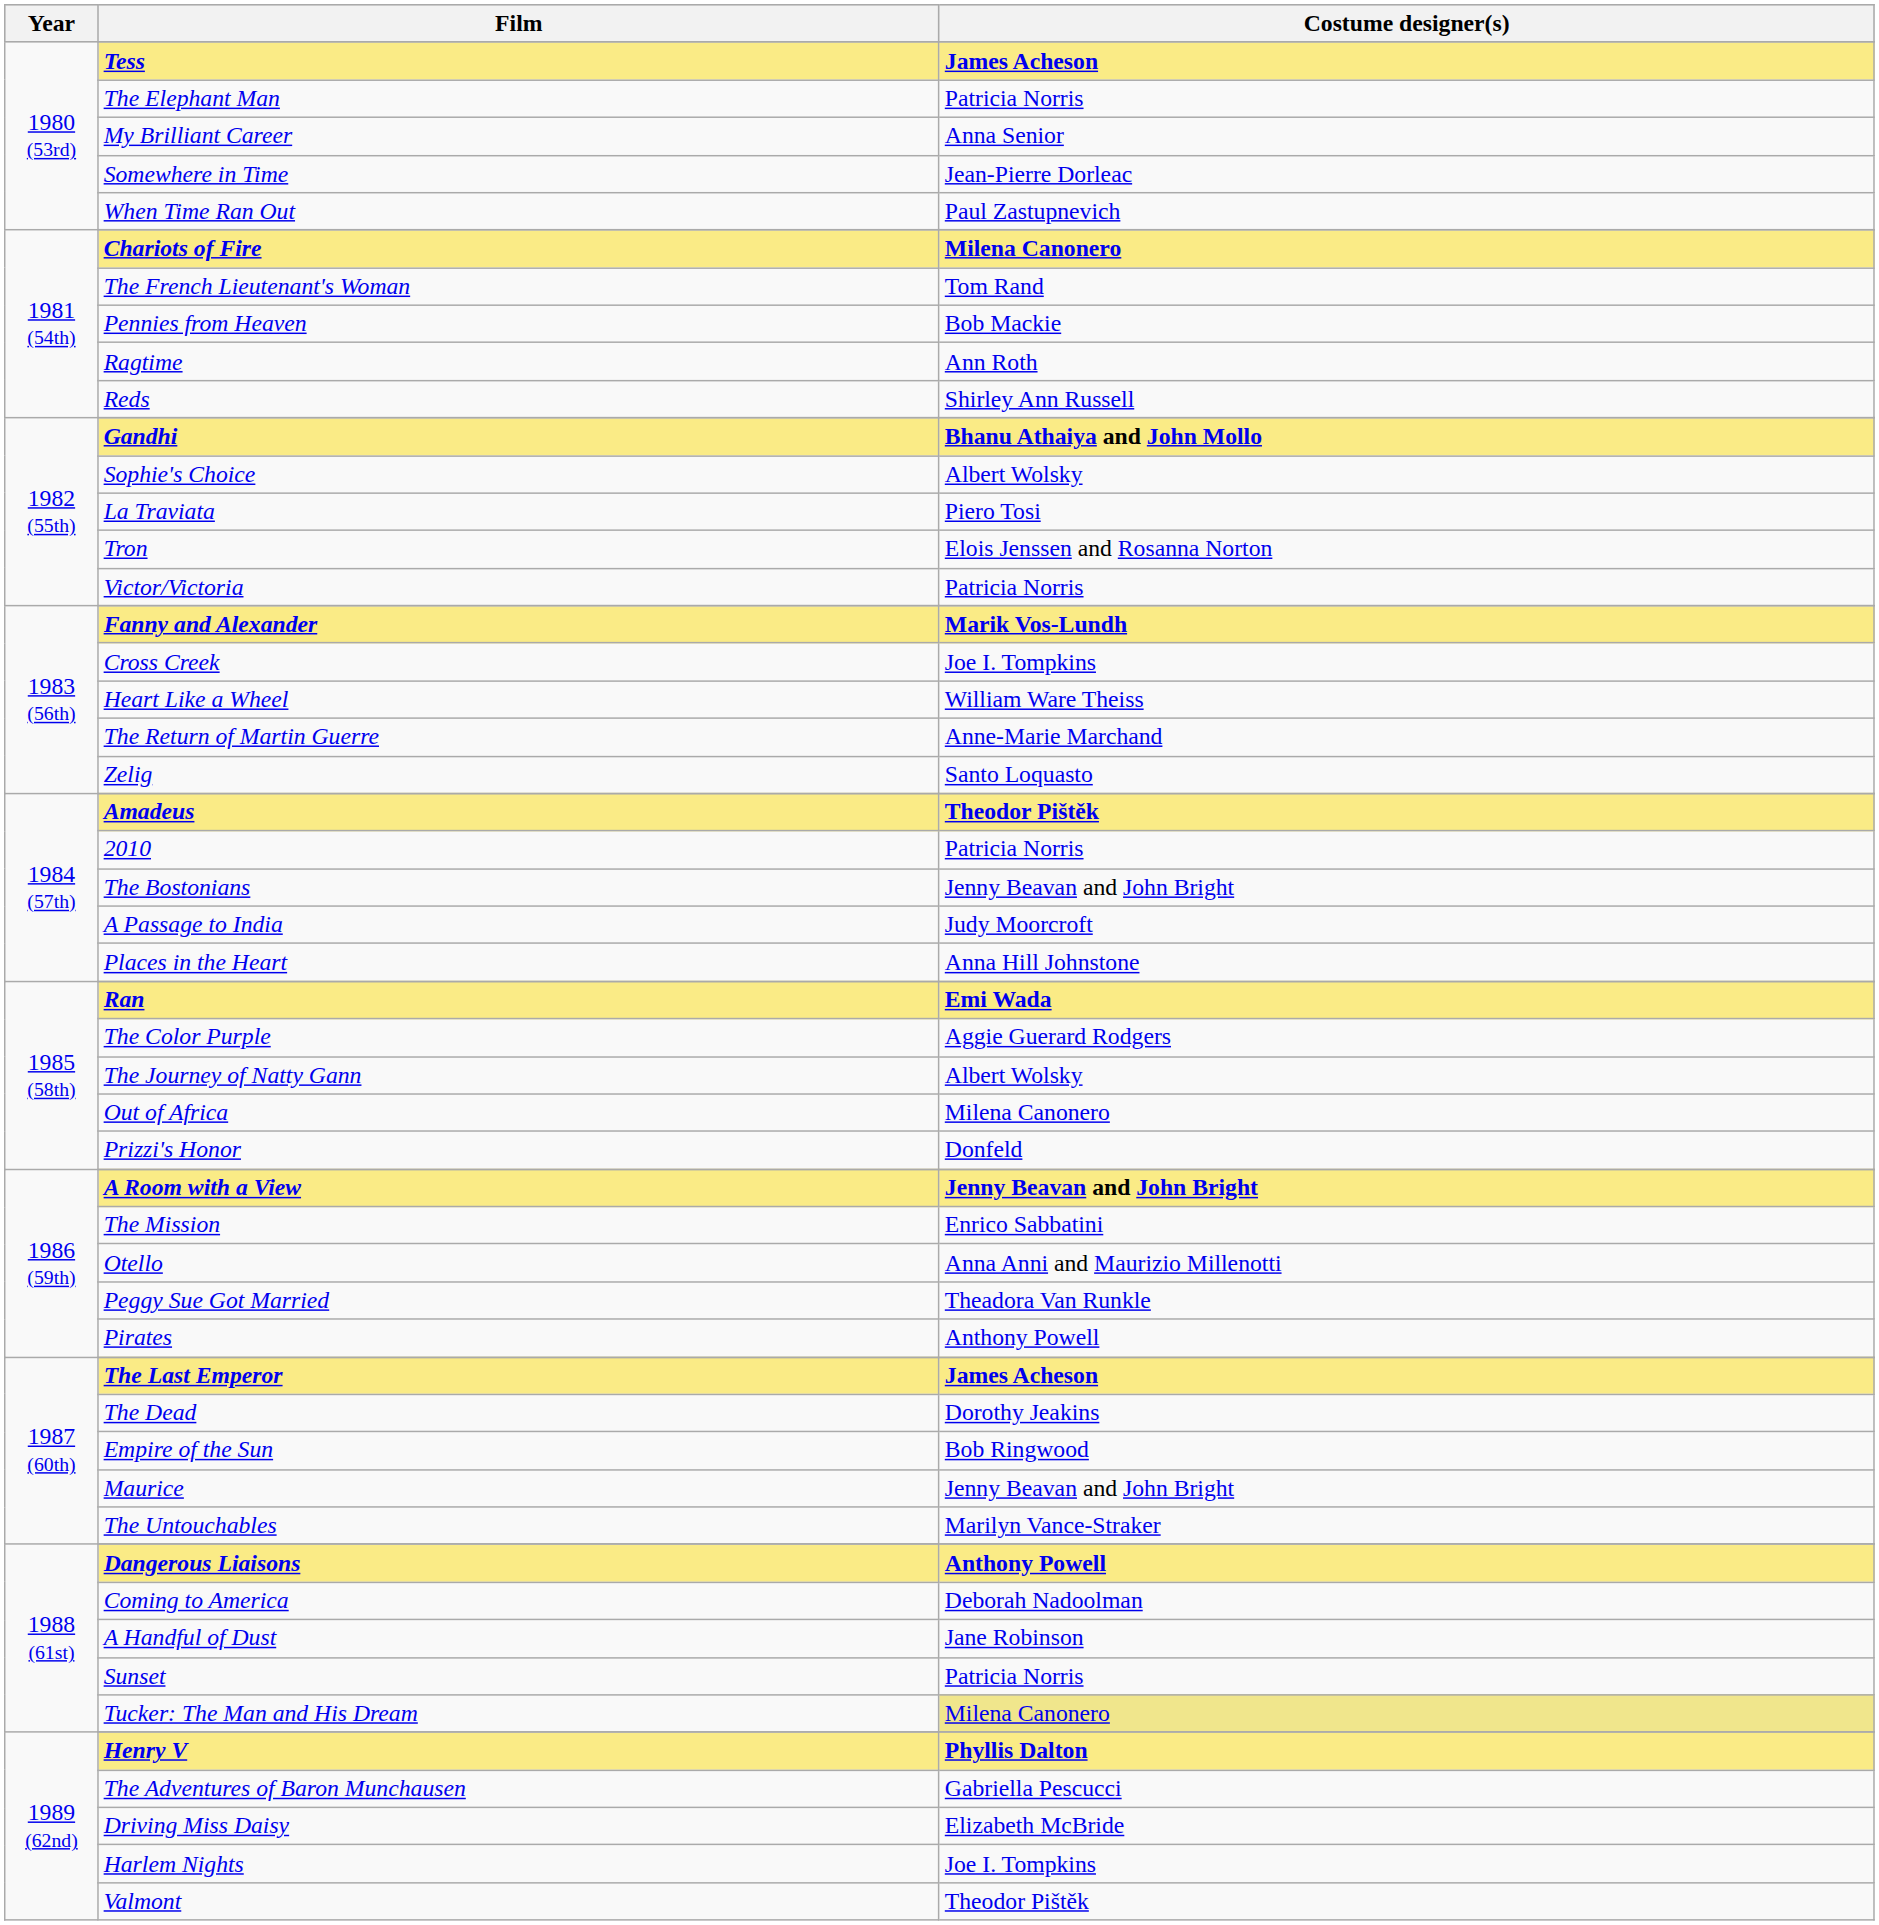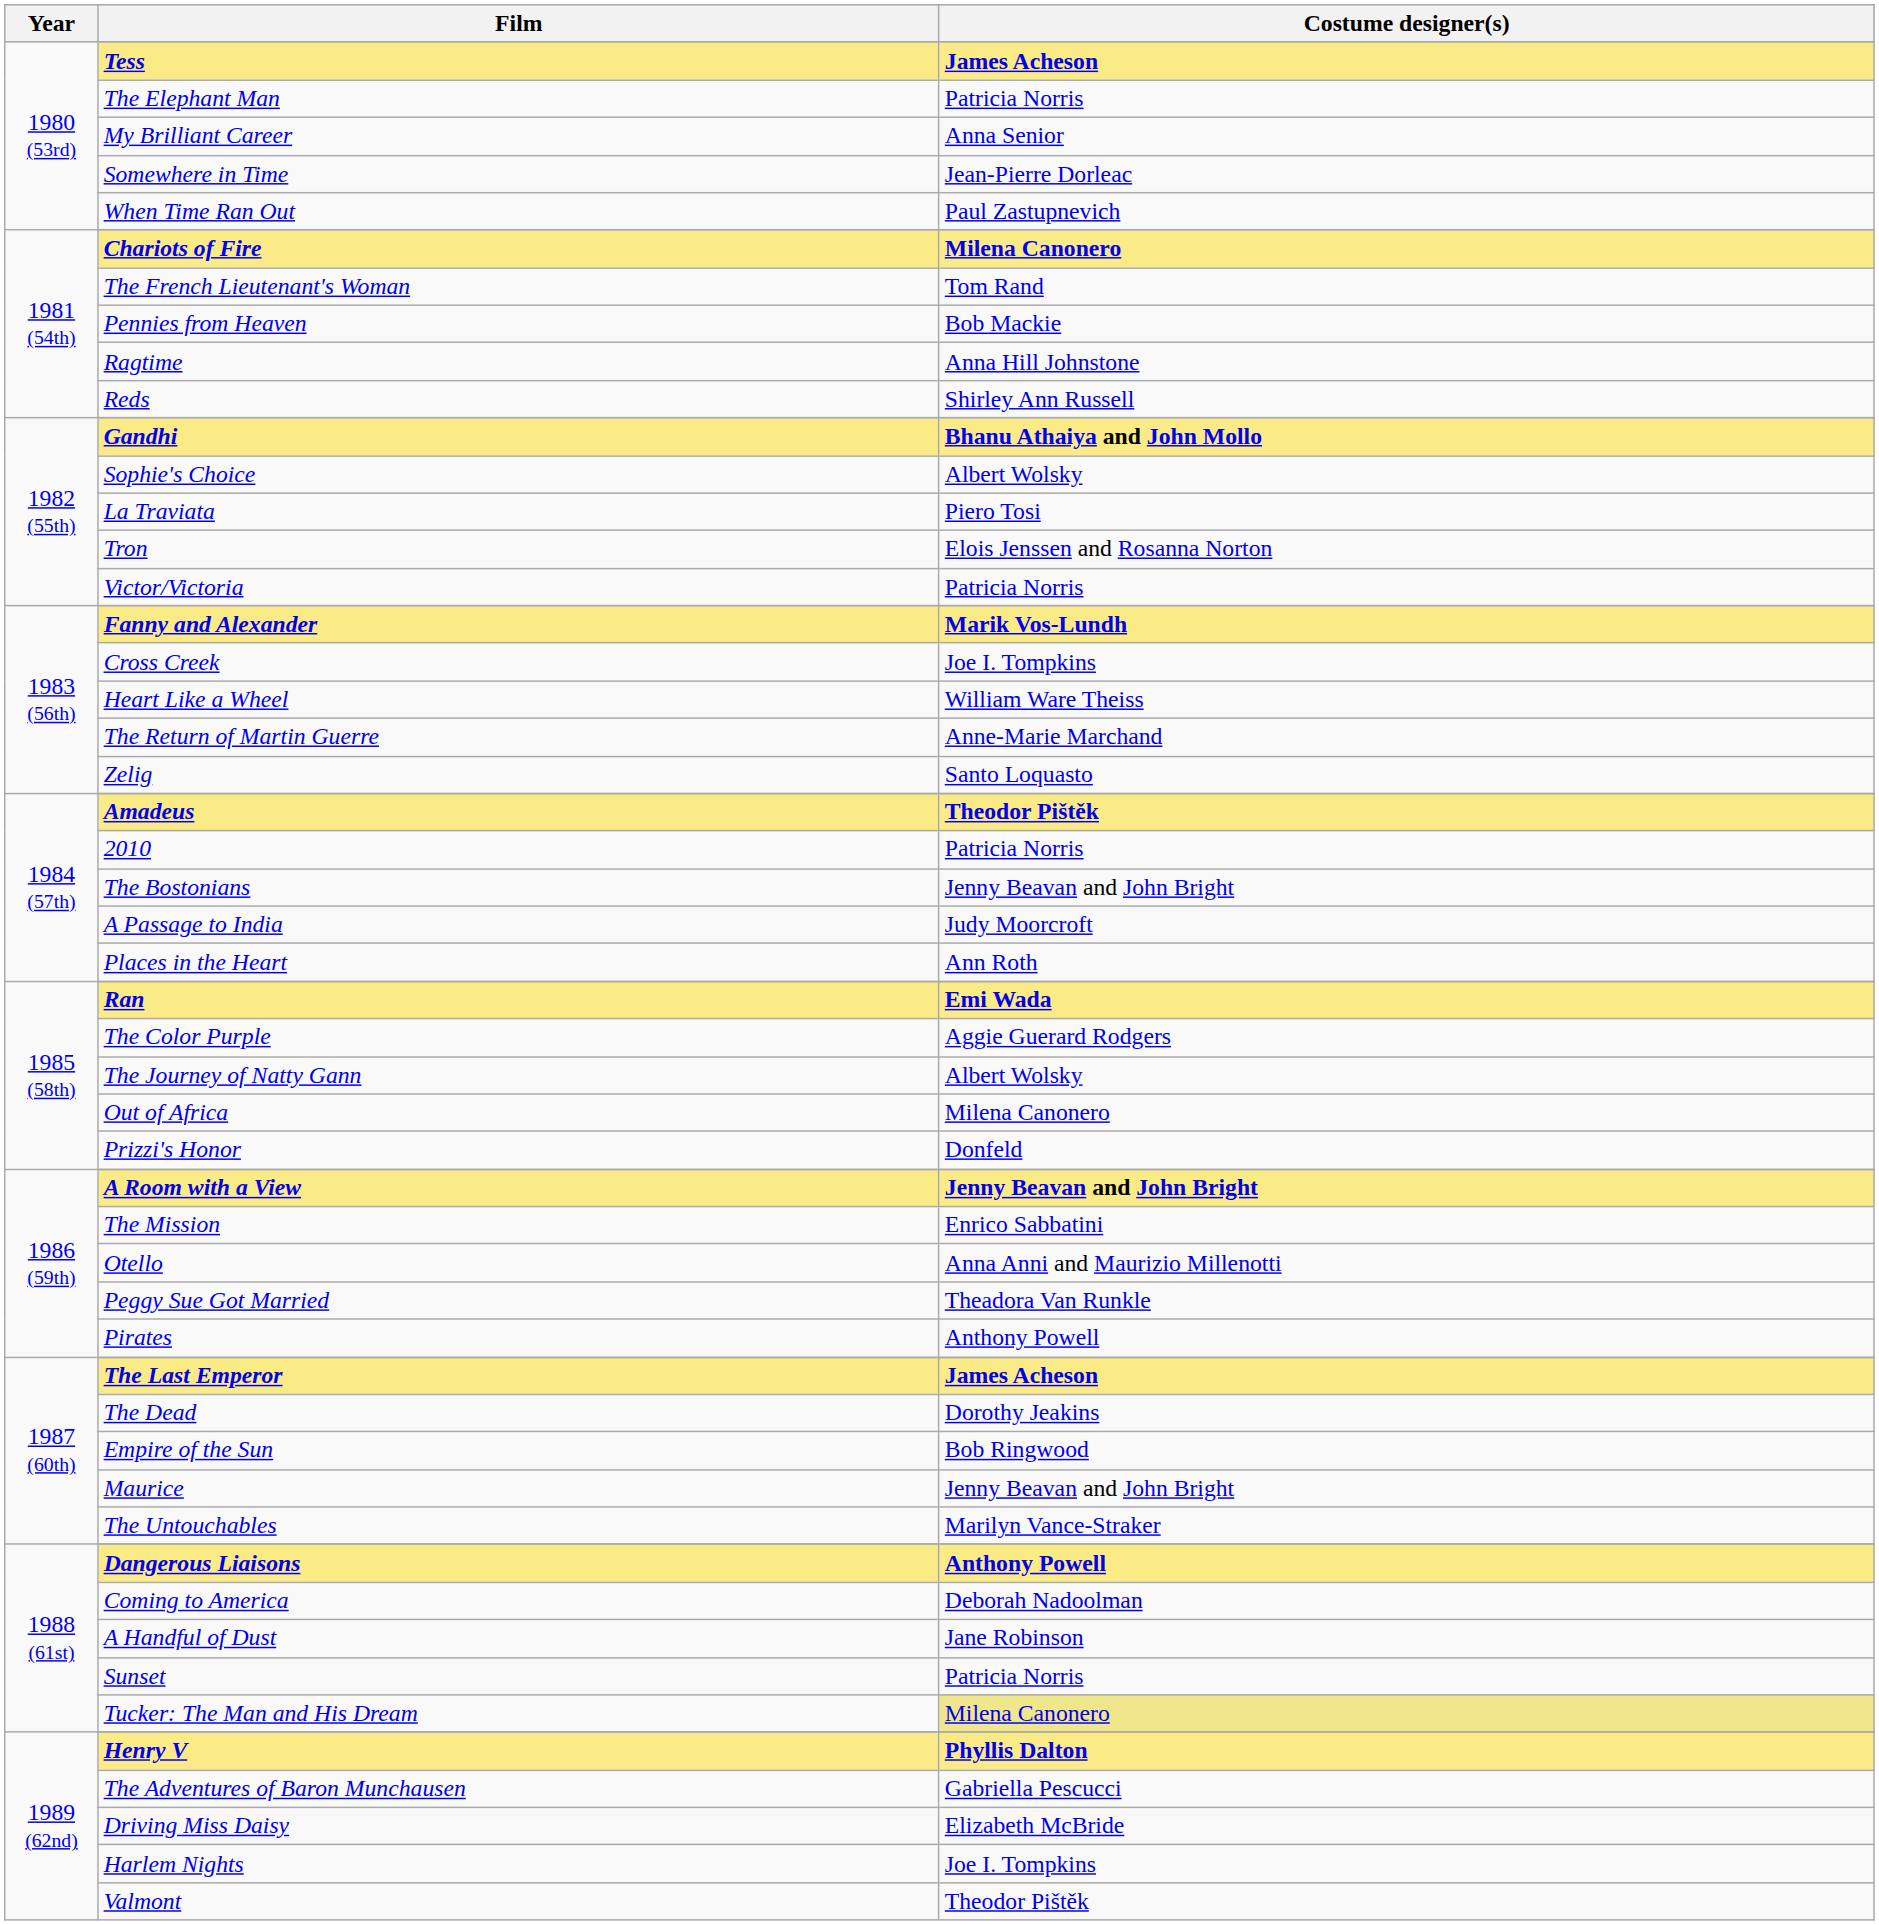(991, 361) Ann Roth -> (1042, 361) Anna Hill Johnstone
(1042, 962) Anna Hill Johnstone -> (991, 962) Ann Roth
